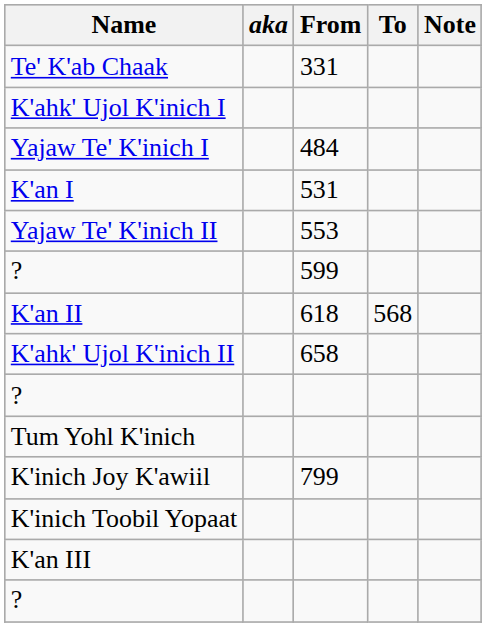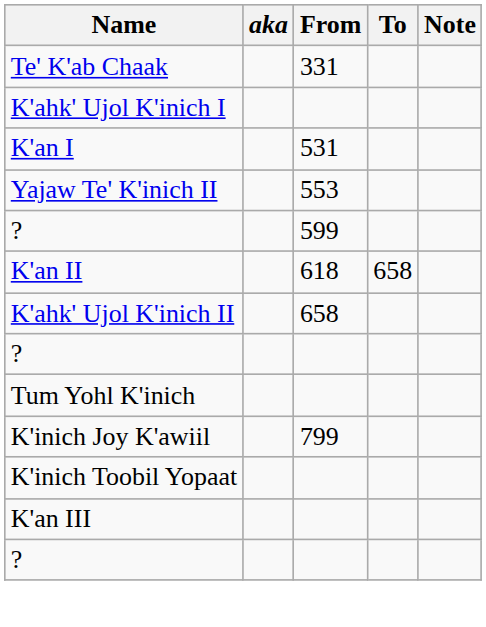- row: (110, 148)
(393, 312) 568 -> (393, 271) 658
